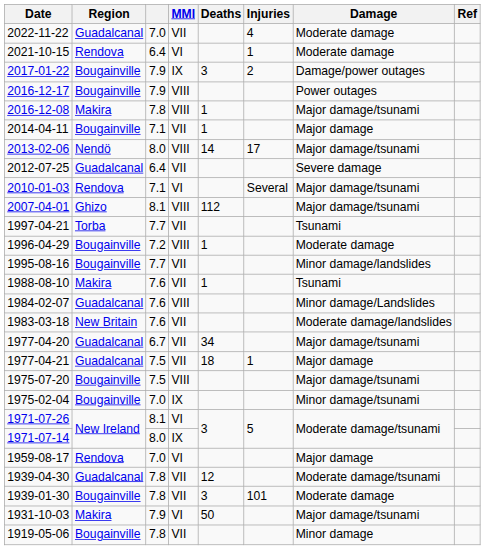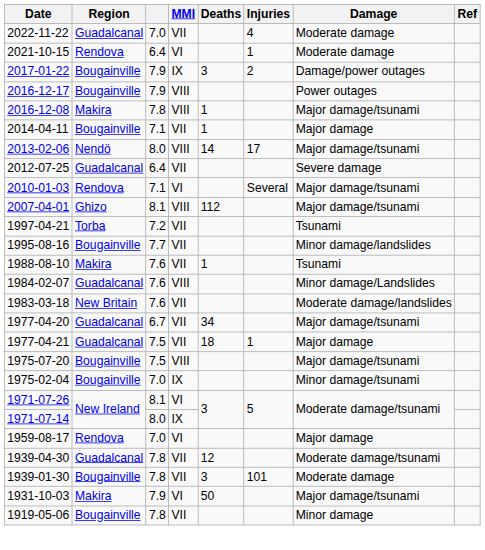(157, 226) 7.7 -> (157, 226) 7.2
- row: (38, 245)
